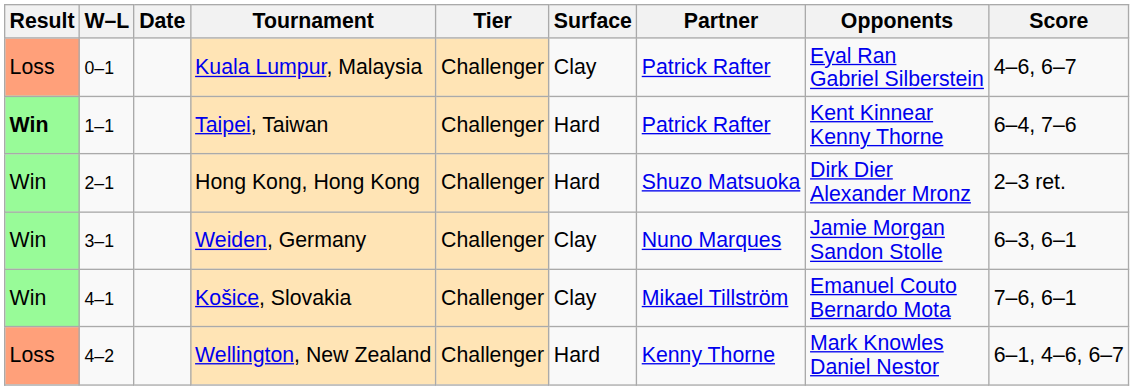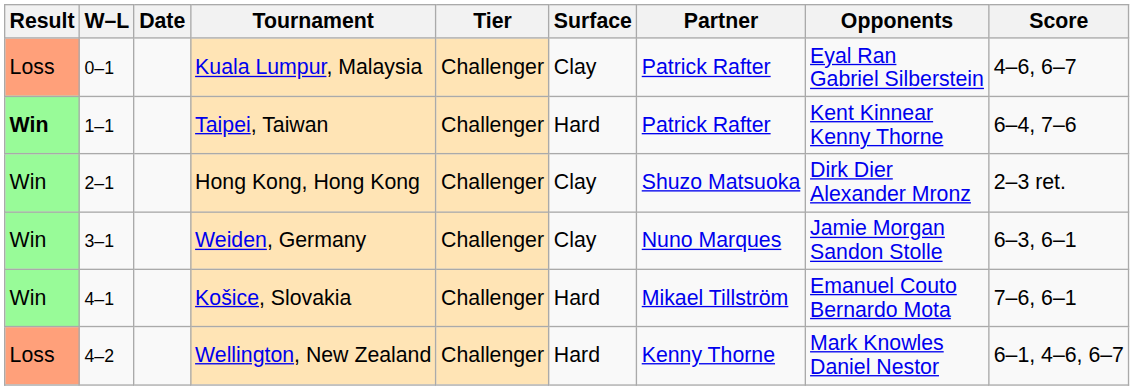(577, 182) Hard -> (575, 182) Clay
(575, 297) Clay -> (577, 297) Hard
